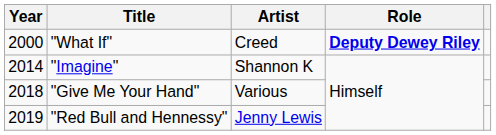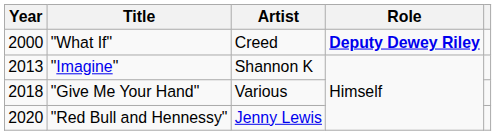(26, 67) 2014 -> (26, 67) 2013
(26, 117) 2019 -> (26, 117) 2020
